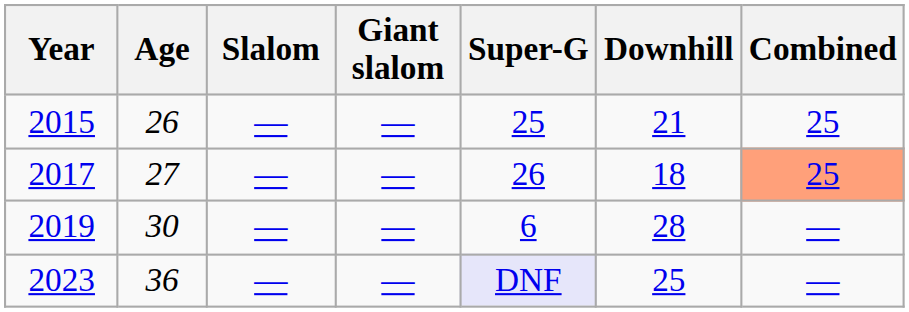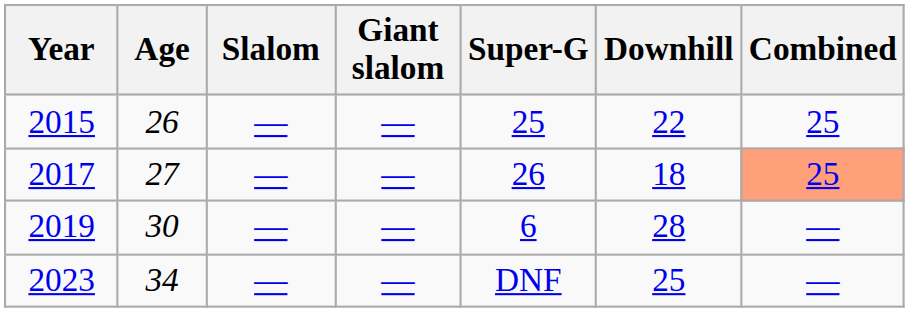(669, 121) 21 -> (669, 121) 22
(162, 279) 36 -> (162, 279) 34
(528, 279) lavender background -> (528, 279) no background
